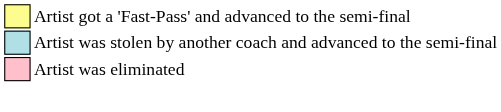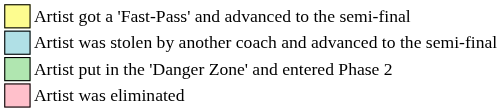+ row: (213, 69)
